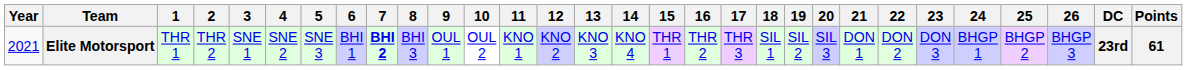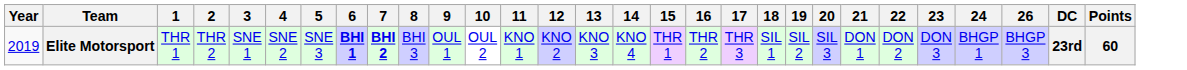- column: (1025, 15)
(24, 45) 2021 -> (24, 45) 2019
(352, 45) normal -> (352, 45) bold
(1156, 45) 61 -> (1110, 45) 60
